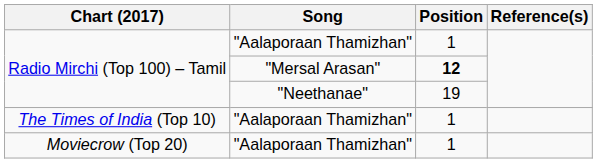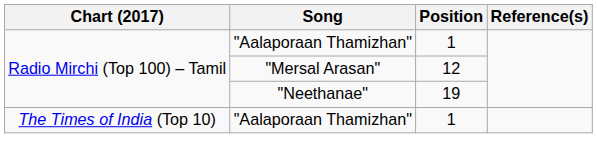(451, 68) bold -> (451, 68) normal
- row: (117, 145)
